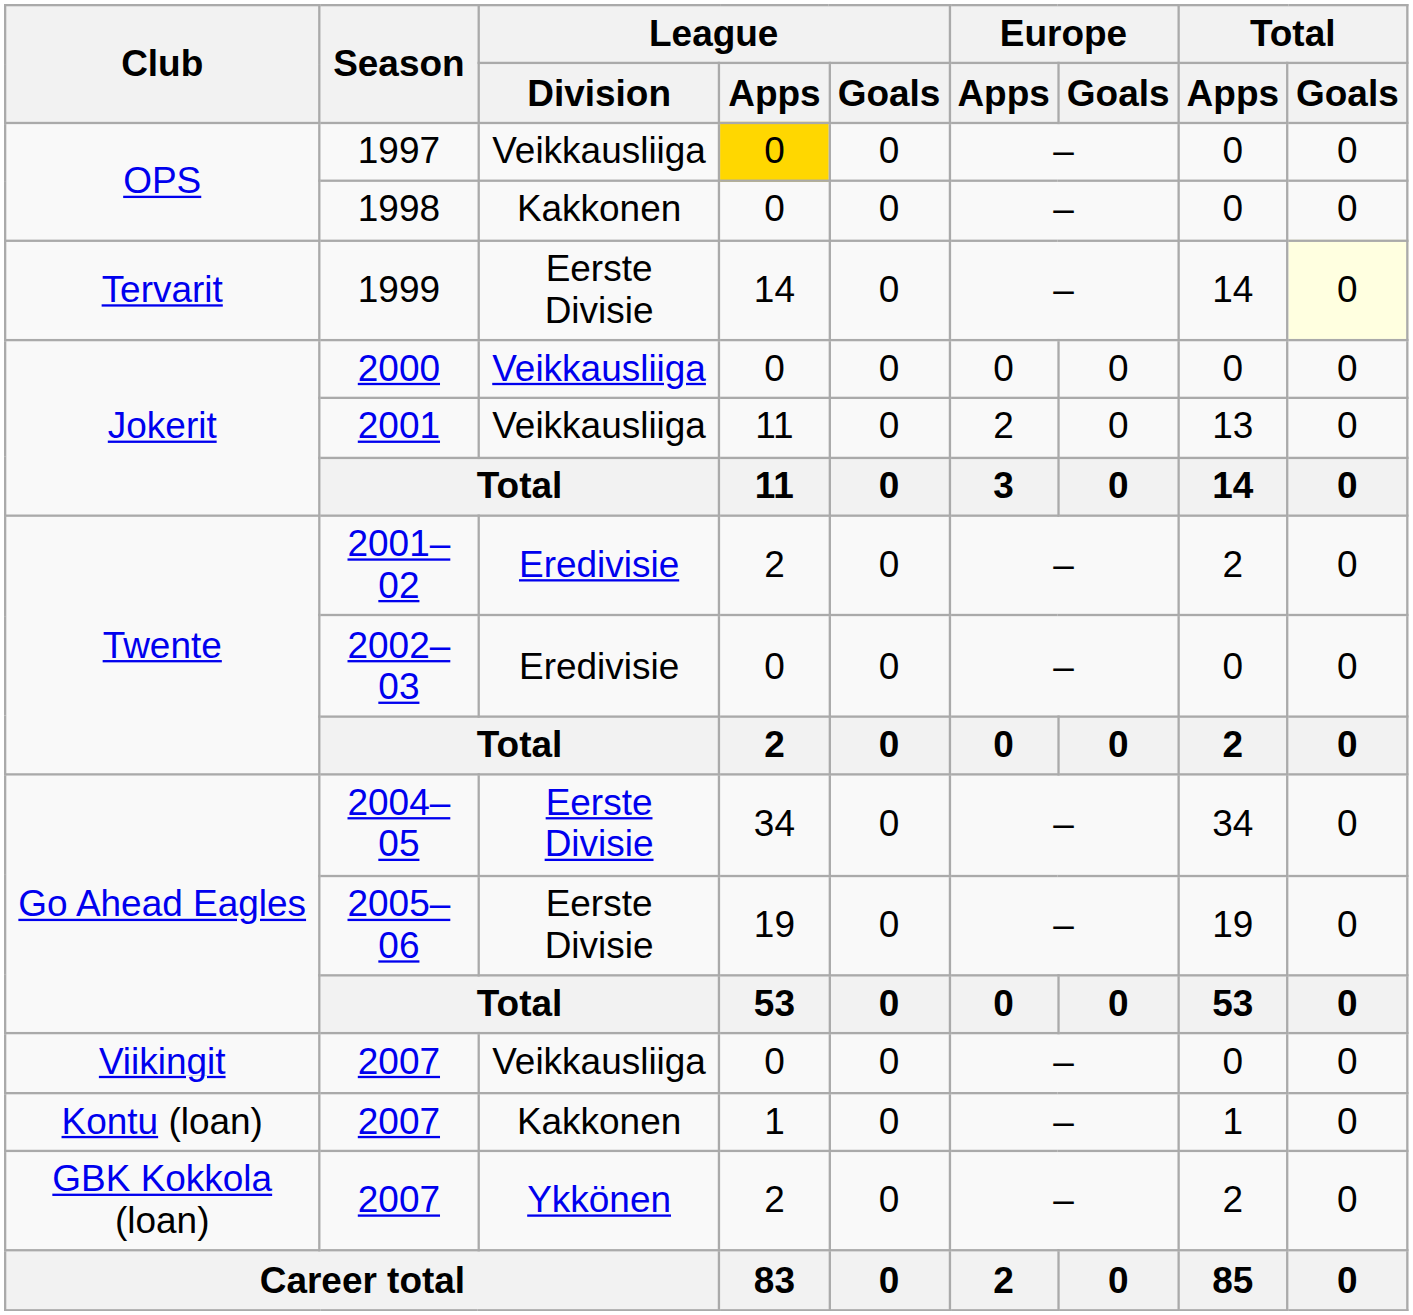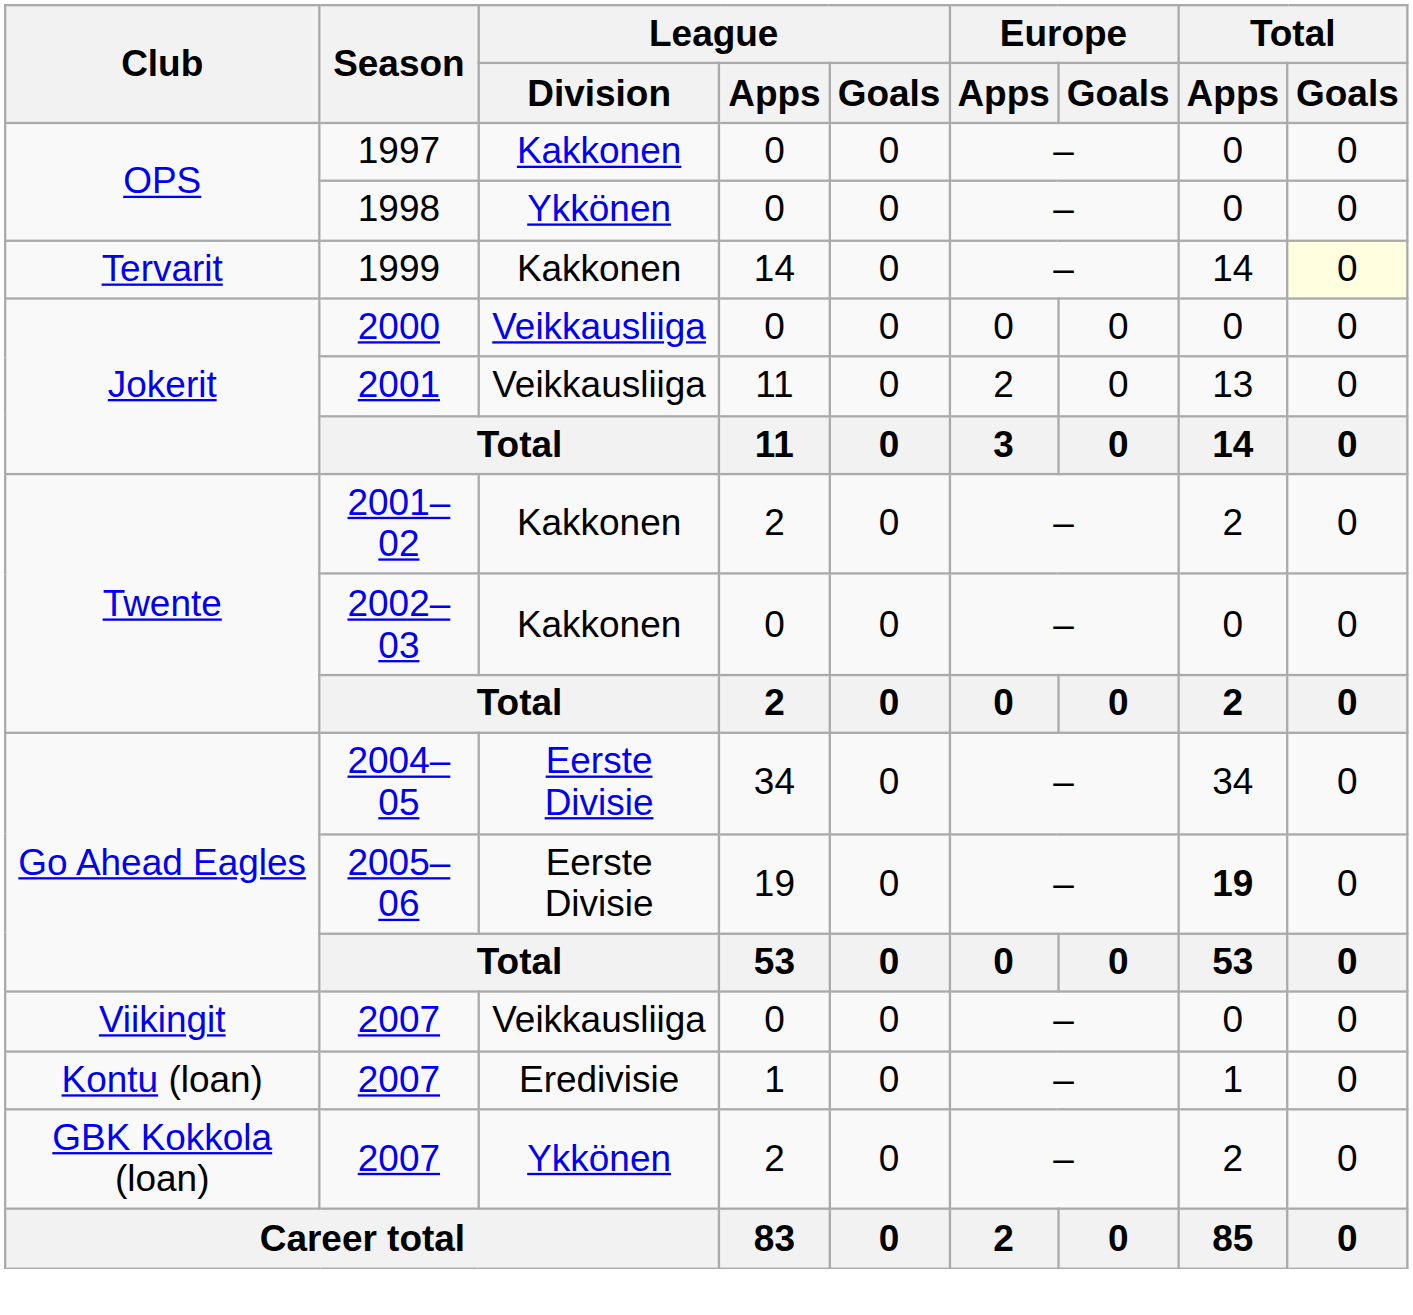(599, 151) Veikkausliiga -> (599, 151) Kakkonen
(774, 151) gold background -> (774, 151) no background
(599, 209) Kakkonen -> (599, 209) Ykkönen
(599, 289) Eerste Divisie -> (599, 268) Kakkonen
(599, 565) Eredivisie -> (599, 523) Kakkonen
(599, 665) Eredivisie -> (599, 623) Kakkonen
(1233, 924) normal -> (1233, 882) bold
(599, 1120) Kakkonen -> (599, 1079) Eredivisie
